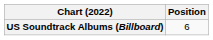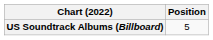(187, 27) 6 -> (187, 27) 5
